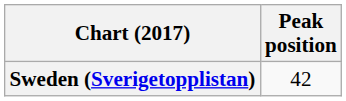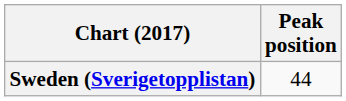(301, 78) 42 -> (301, 78) 44
